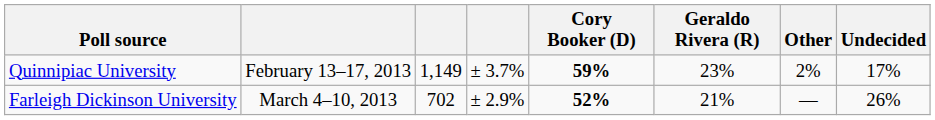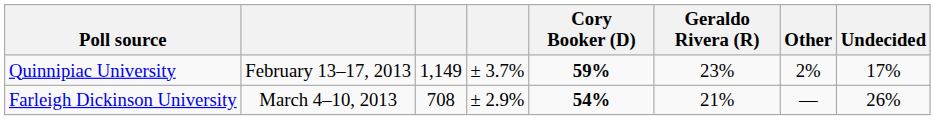(441, 99) 702 -> (441, 99) 708
(592, 99) 52% -> (592, 99) 54%
